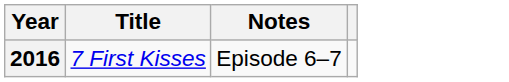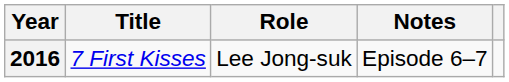+ column: (284, 22)
